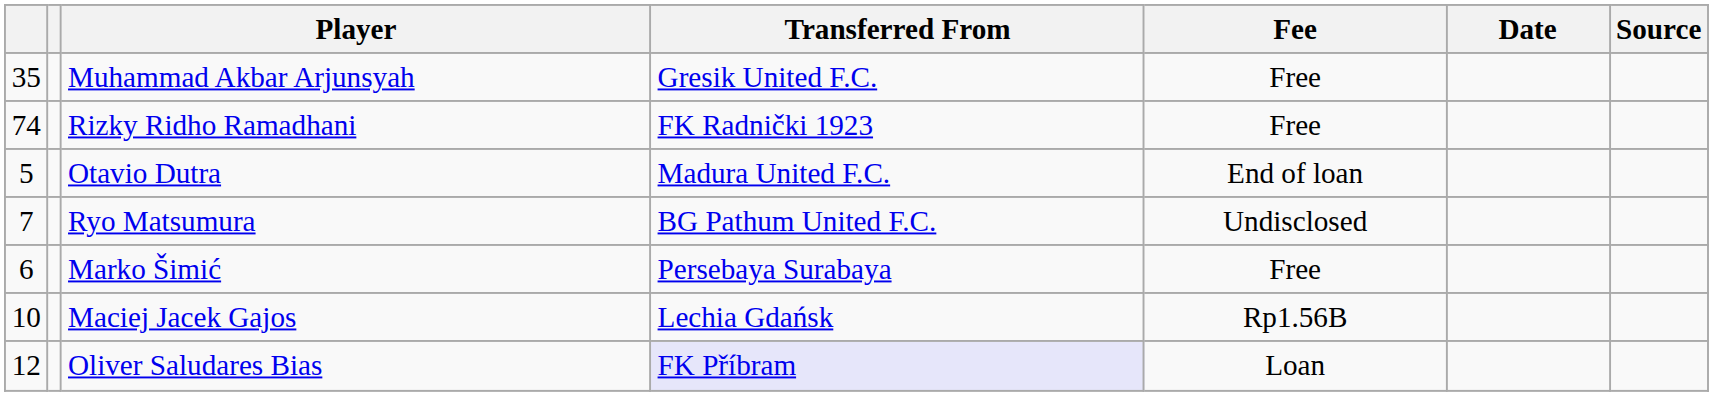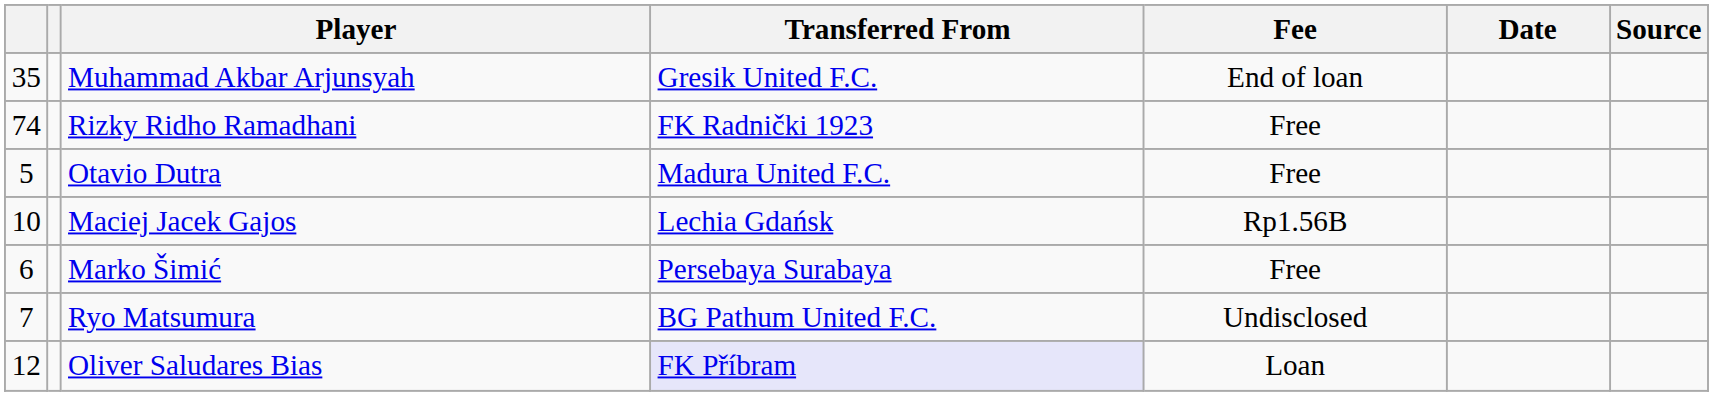(1295, 76) Free -> (1295, 76) End of loan
(1295, 173) End of loan -> (1295, 173) Free
rows swapped: (162, 221) <-> (182, 317)
